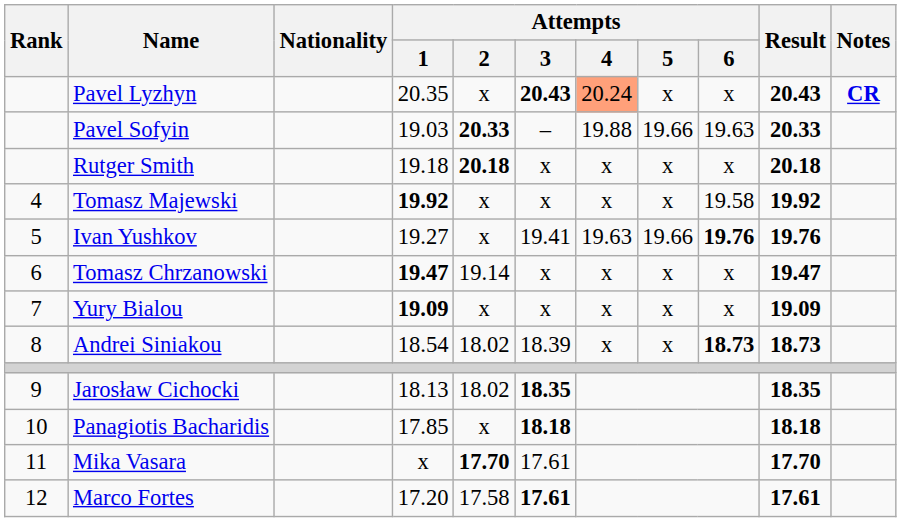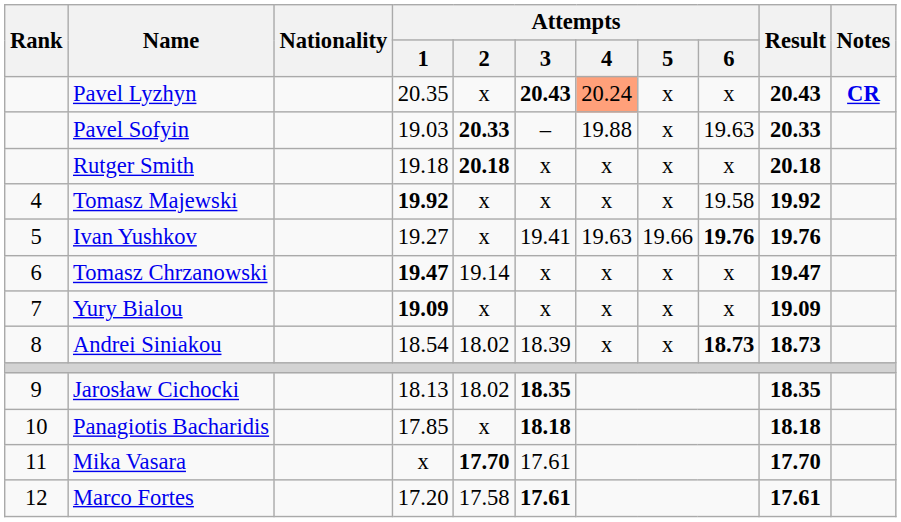(668, 129) 19.66 -> (668, 129) x
